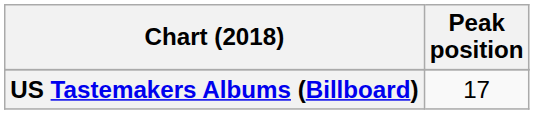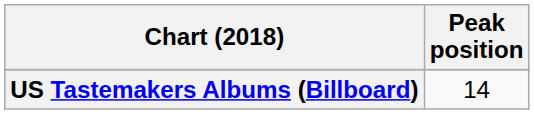(477, 89) 17 -> (477, 89) 14
